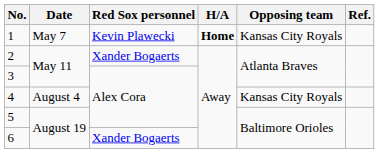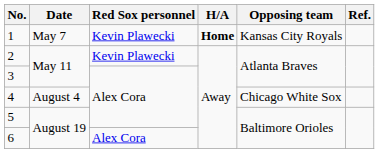(136, 55) Xander Bogaerts -> (133, 55) Kevin Plawecki
(291, 96) Kansas City Royals -> (291, 96) Chicago White Sox
(136, 138) Xander Bogaerts -> (119, 138) Alex Cora
